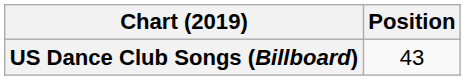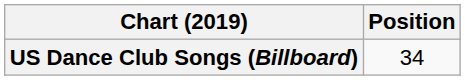(412, 57) 43 -> (412, 57) 34
